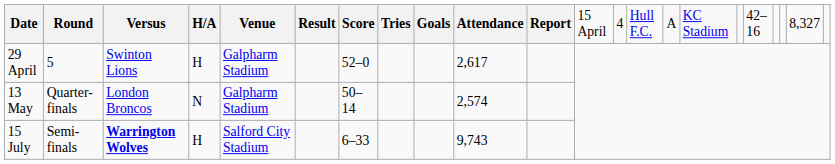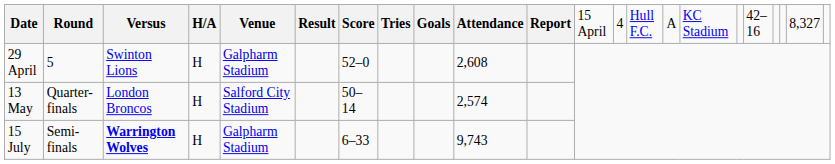(472, 62) 2,617 -> (472, 62) 2,608
(197, 101) N -> (197, 101) H
(250, 101) Galpharm Stadium -> (256, 101) Salford City Stadium
(256, 140) Salford City Stadium -> (250, 140) Galpharm Stadium
